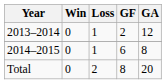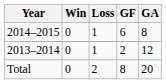rows swapped: (33, 32) <-> (33, 50)
